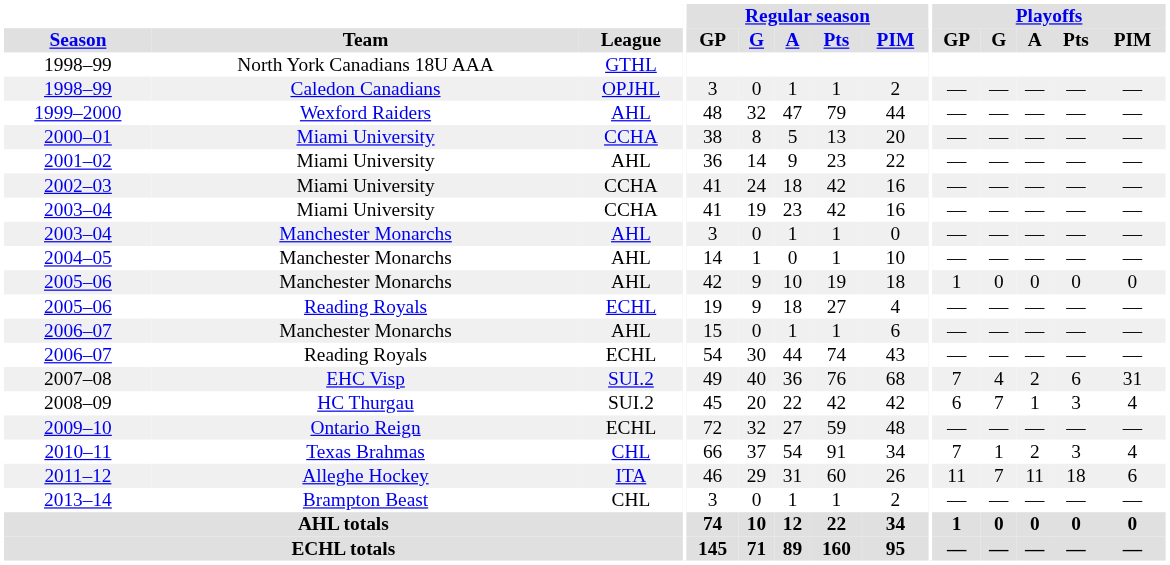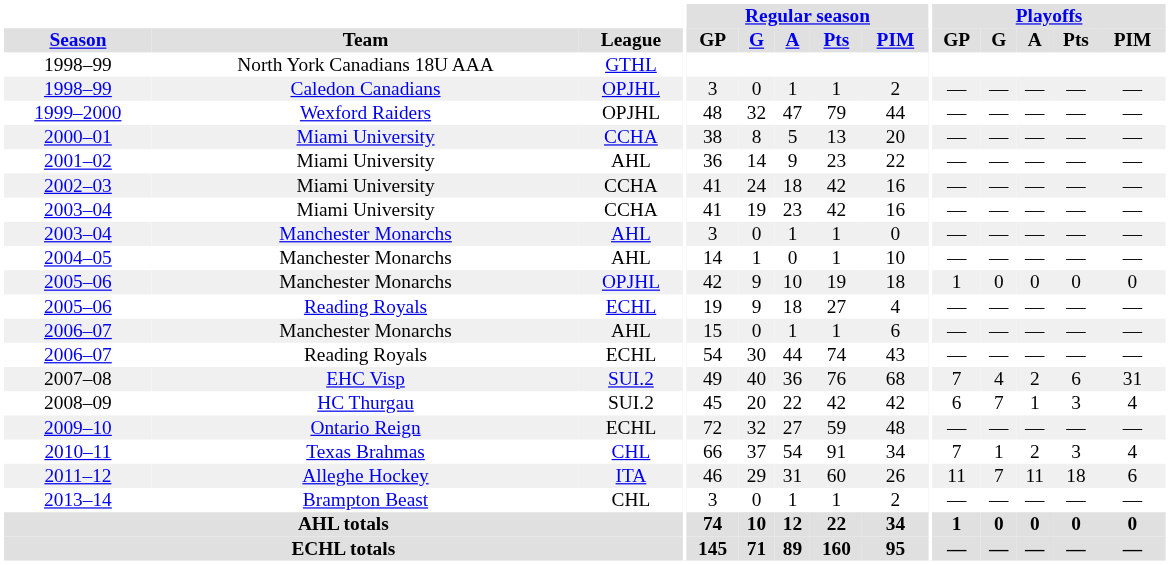(631, 112) AHL -> (631, 112) OPJHL
(631, 282) AHL -> (631, 282) OPJHL
